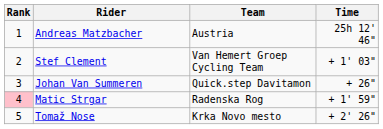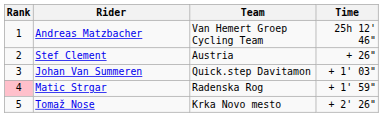(213, 34) Austria -> (240, 34) Van Hemert Groep Cycling Team
(240, 62) Van Hemert Groep Cycling Team -> (213, 56) Austria
(352, 62) + 1' 03" -> (361, 56) + 26"
(361, 84) + 26" -> (352, 72) + 1' 03"
